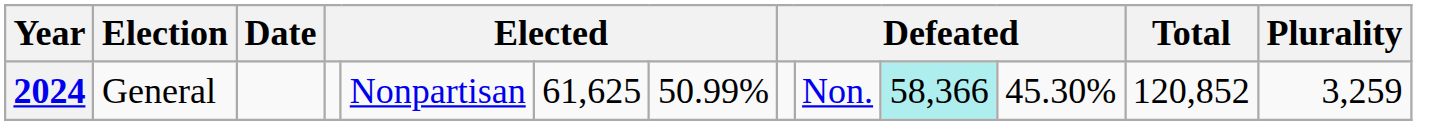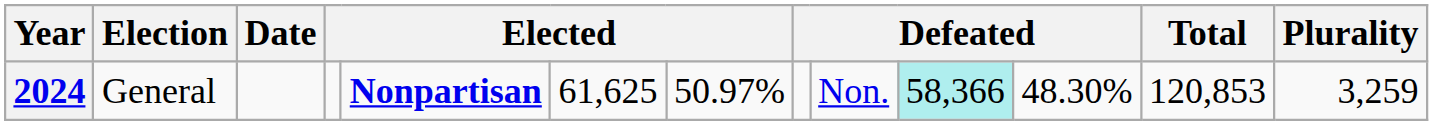(438, 90) normal -> (446, 90) bold
(713, 90) 50.99% -> (730, 90) 50.97%
(1061, 90) 45.30% -> (1077, 90) 48.30%
(1191, 90) 120,852 -> (1207, 90) 120,853
